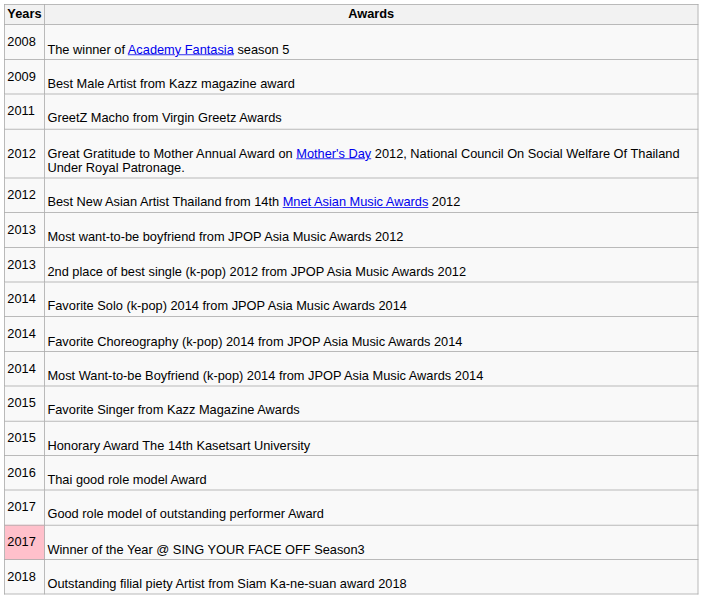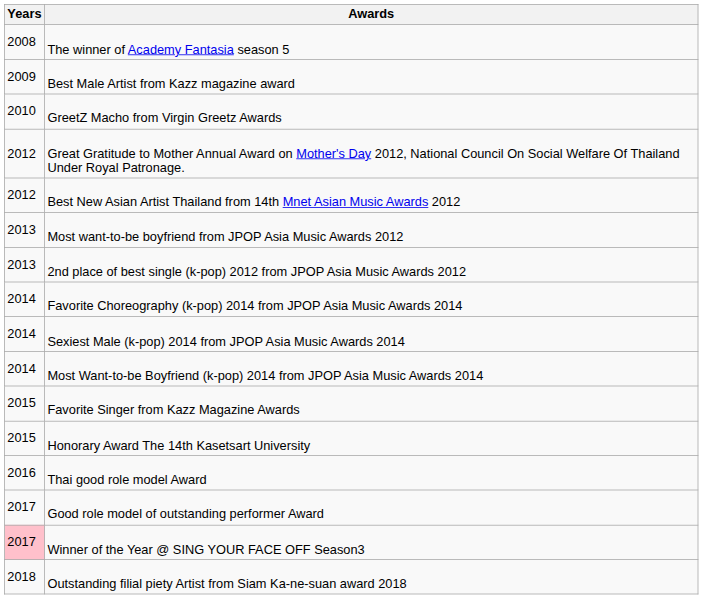(21, 111) 2011 -> (22, 111) 2010
- row: (227, 306)
+ row: (226, 341)
